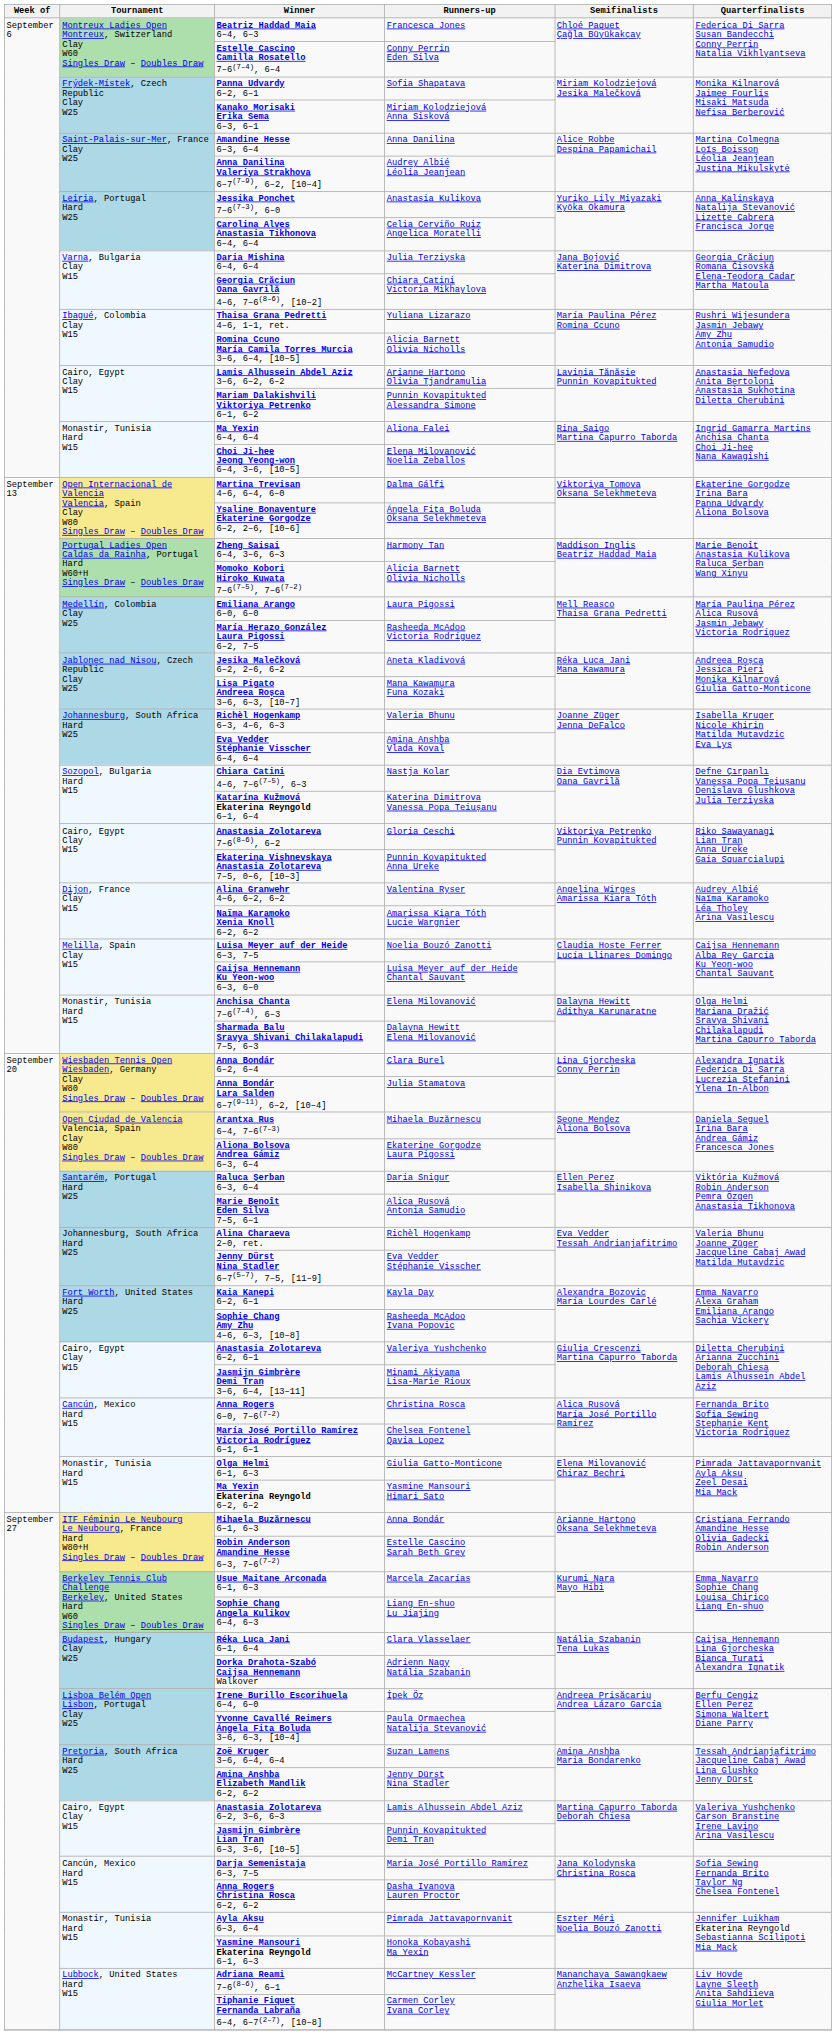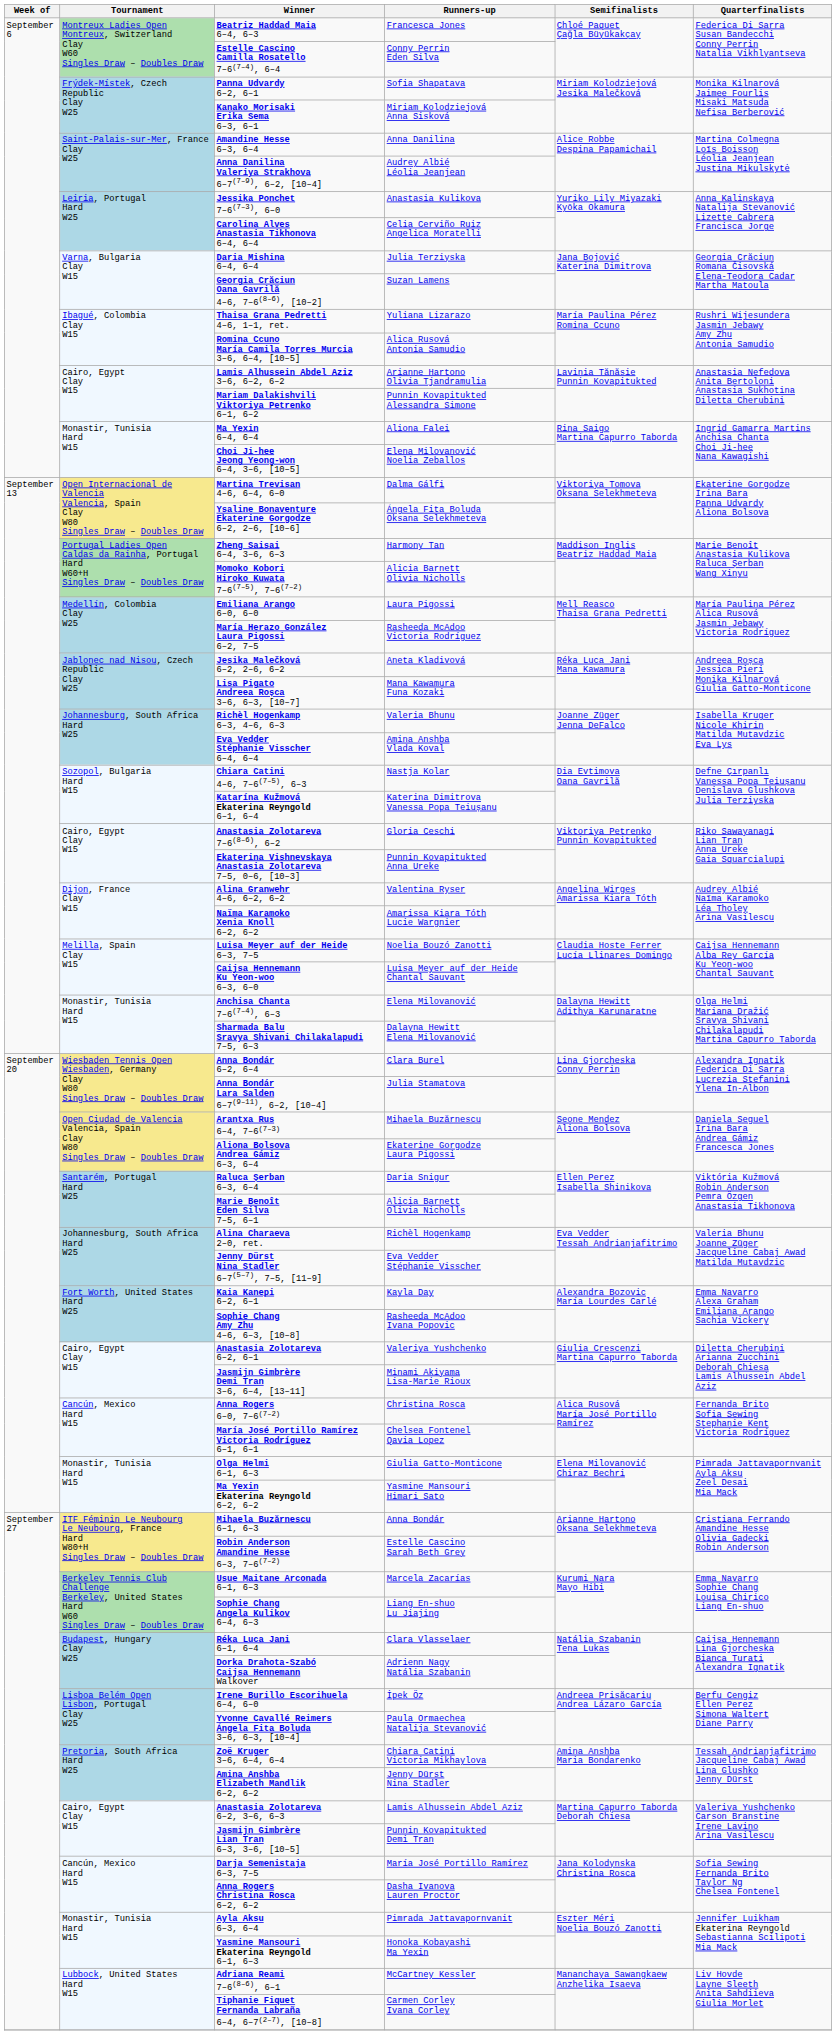(436, 286) Chiara Catini Victoria Mikhaylova -> (418, 281) Suzan Lamens
(426, 344) Alicia Barnett Olivia Nicholls -> (426, 344) Alica Rusová Antonia Samudio
(426, 1206) Alica Rusová Antonia Samudio -> (426, 1206) Alicia Barnett Olivia Nicholls
(418, 1751) Suzan Lamens -> (436, 1756) Chiara Catini Victoria Mikhaylova
